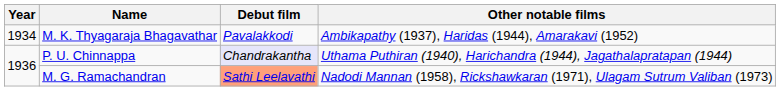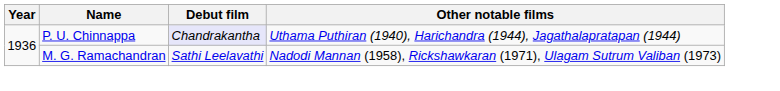- row: (130, 35)
(269, 76) lightsalmon background -> (218, 56) no background
